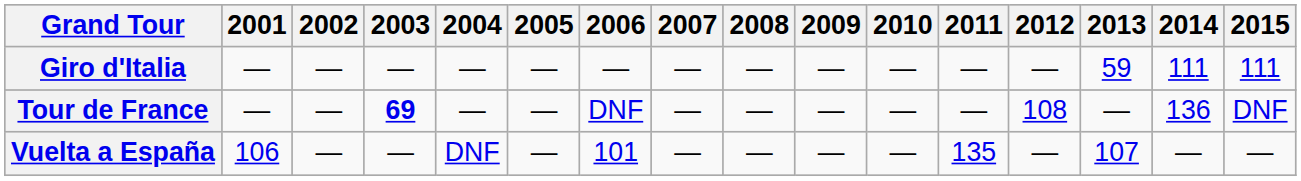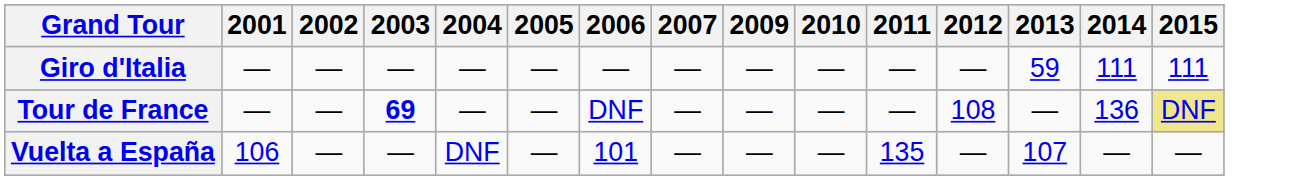- column: (759, 25)
(1260, 110) no background -> (1188, 110) khaki background
